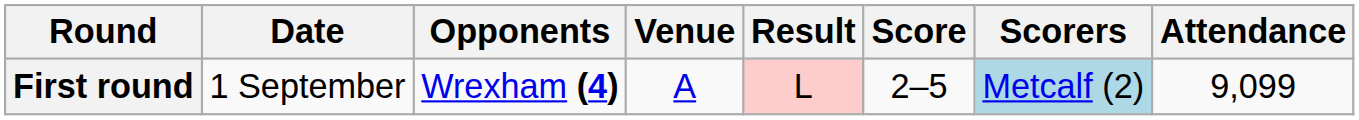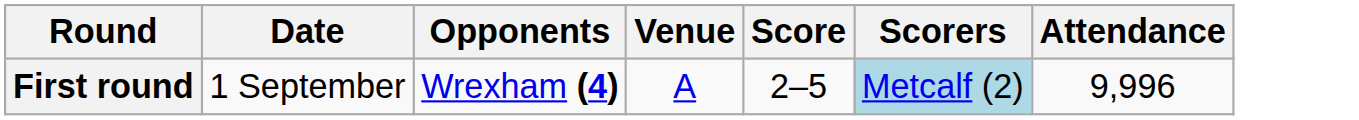- column: (803, 31)
(1253, 85) 9,099 -> (1133, 85) 9,996
